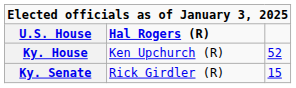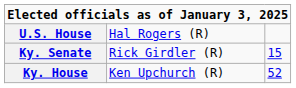(160, 34) bold -> (160, 34) normal
rows swapped: (55, 73) <-> (55, 53)
